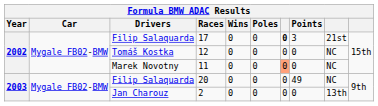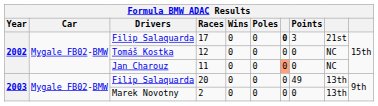(145, 67) Marek Novotny -> (140, 67) Jan Charouz
(332, 80) NC -> (337, 80) 13th
(140, 94) Jan Charouz -> (145, 94) Marek Novotny
